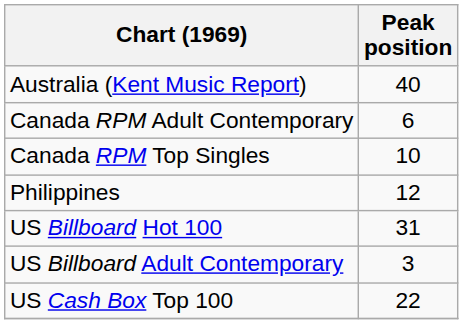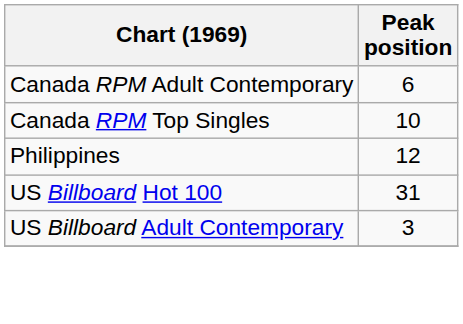- row: (158, 84)
- row: (122, 300)
